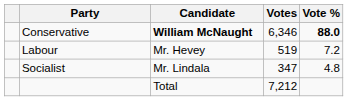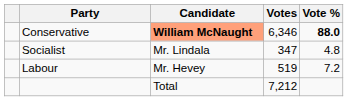(203, 31) no background -> (203, 31) lightsalmon background
rows swapped: (40, 50) <-> (43, 68)
